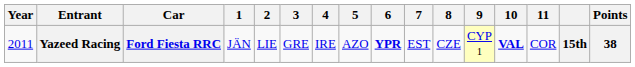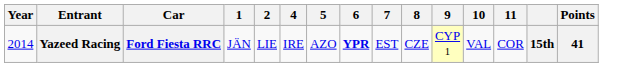- column: (296, 14)
(20, 43) 2011 -> (20, 43) 2014
(511, 43) bold -> (479, 43) normal
(610, 43) 38 -> (578, 43) 41
